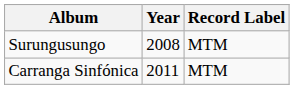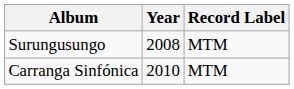(163, 71) 2011 -> (163, 71) 2010
